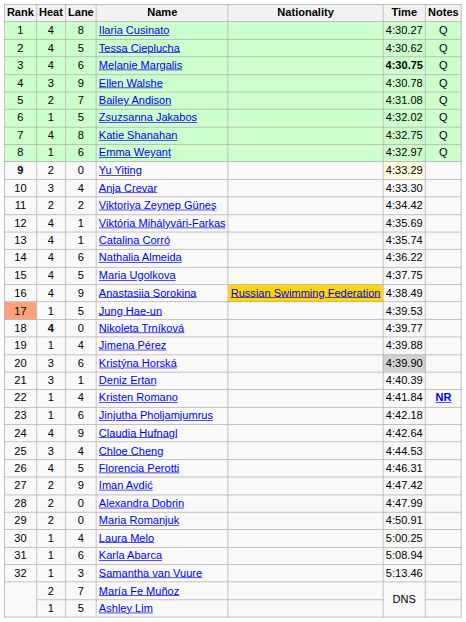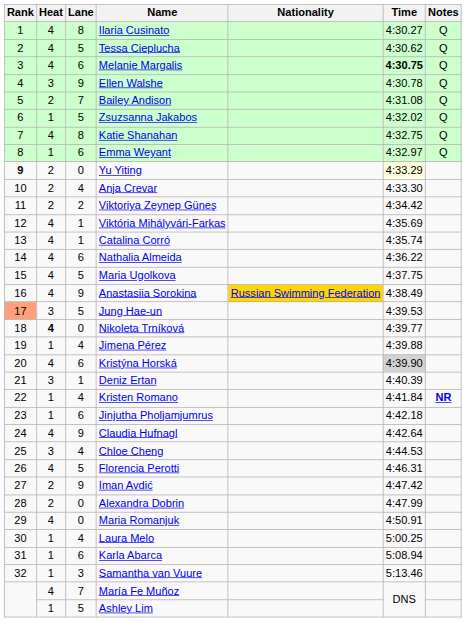(51, 188) 3 -> (51, 188) 2
(51, 310) 1 -> (51, 310) 3
(51, 363) 3 -> (51, 363) 4
(51, 521) 2 -> (51, 521) 4
(51, 591) 2 -> (51, 591) 4
